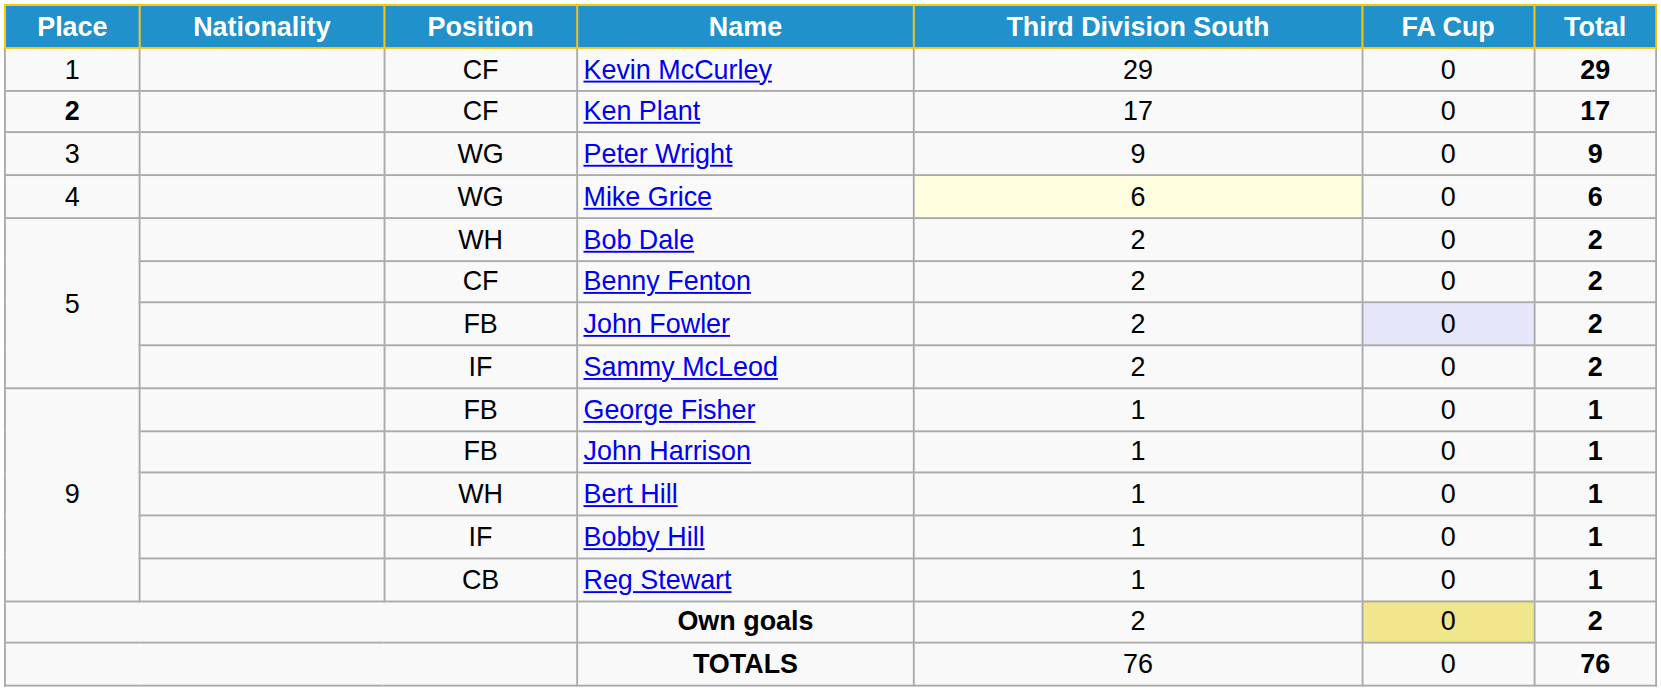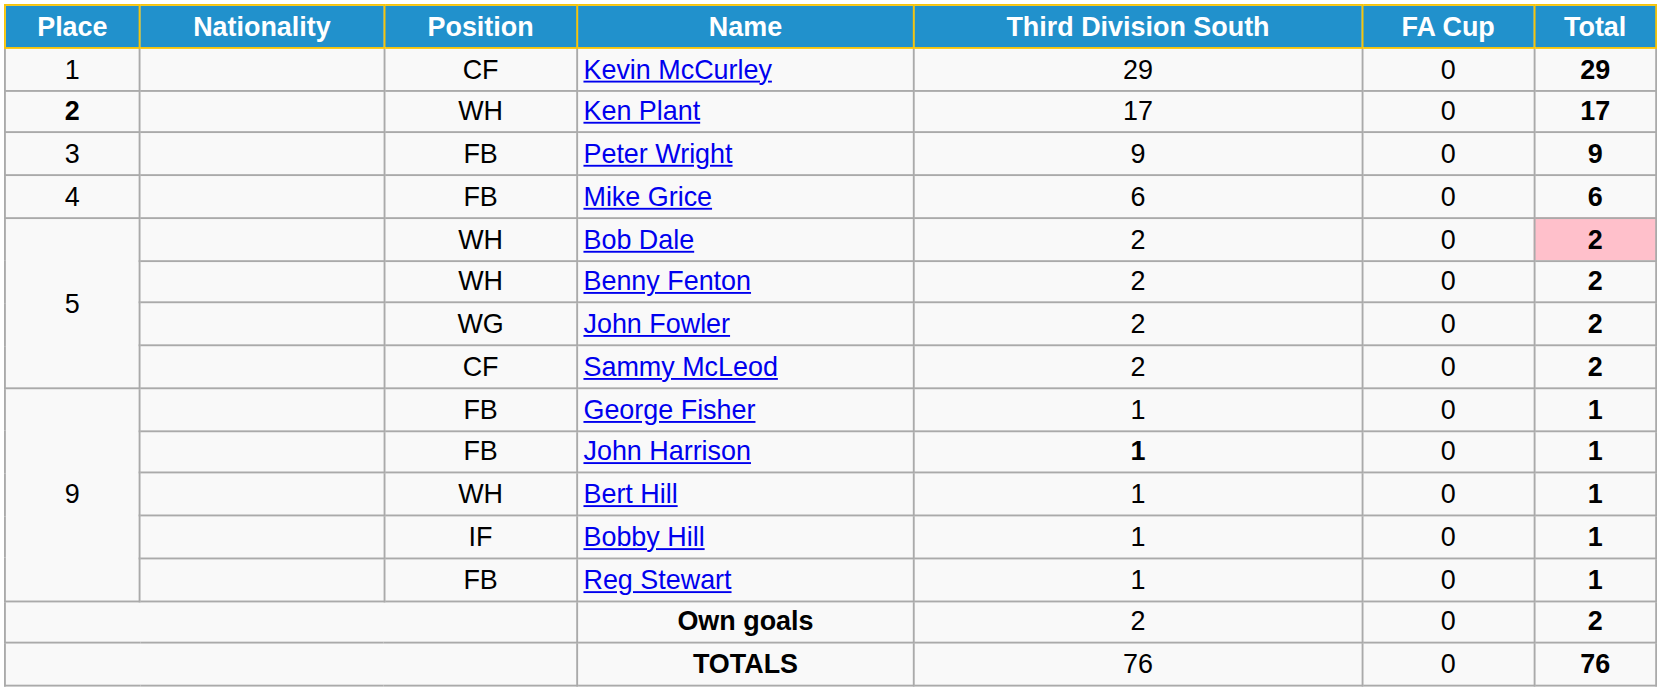(481, 112) CF -> (481, 112) WH
(481, 154) WG -> (481, 154) FB
(481, 197) WG -> (481, 197) FB
(1138, 197) lightyellow background -> (1138, 197) no background
(1595, 239) no background -> (1595, 239) pink background
(481, 282) CF -> (481, 282) WH
(481, 324) FB -> (481, 324) WG
(1448, 324) lavender background -> (1448, 324) no background
(481, 367) IF -> (481, 367) CF
(1138, 452) normal -> (1138, 452) bold
(481, 580) CB -> (481, 580) FB
(1448, 622) khaki background -> (1448, 622) no background
